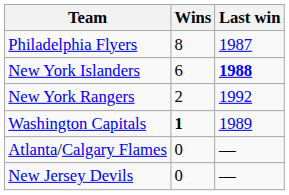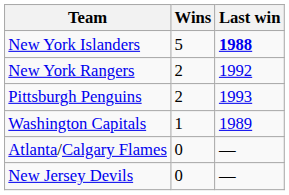- row: (73, 44)
(179, 70) 6 -> (179, 44) 5
+ row: (75, 96)
(179, 123) bold -> (179, 123) normal
